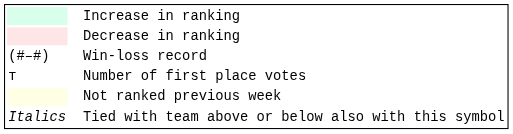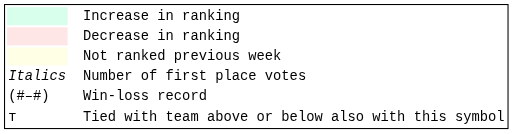rows swapped: (182, 97) <-> (145, 56)
(12, 77) т -> (37, 77) Italics
(37, 117) Italics -> (12, 117) т
